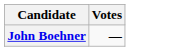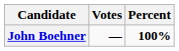+ column: (149, 14)
